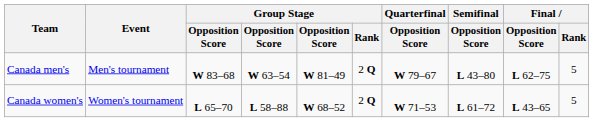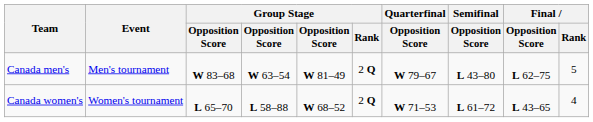(574, 101) 5 -> (574, 101) 4
